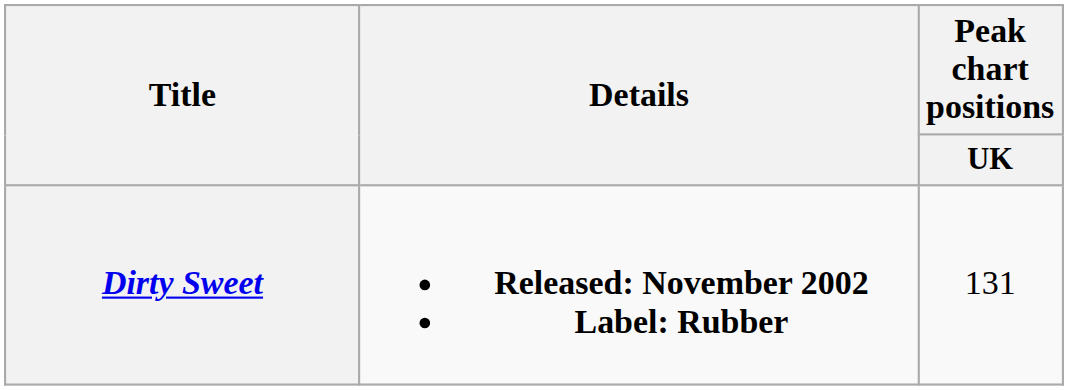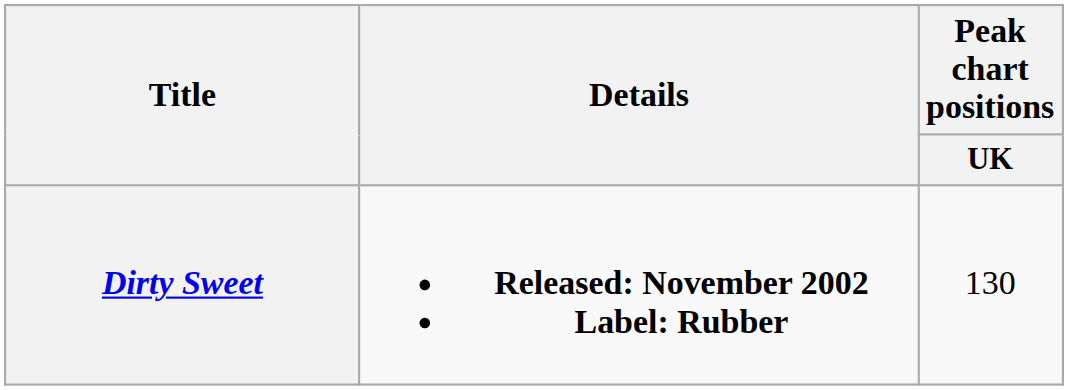(990, 283) 131 -> (990, 283) 130
